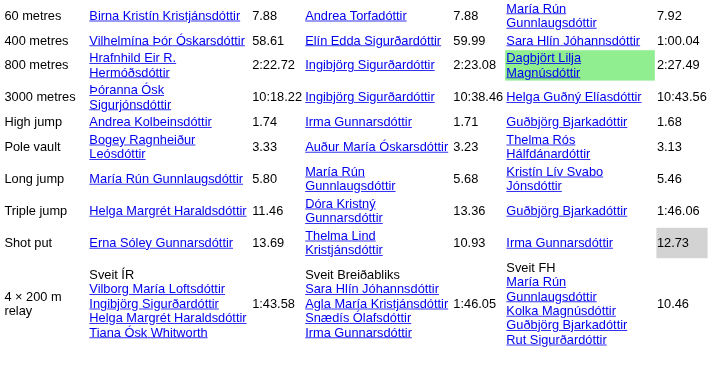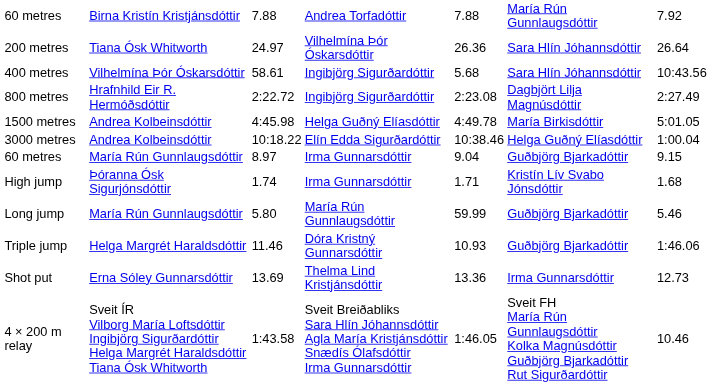+ row: (36, 47)
(373, 40) Elín Edda Sigurðardóttir -> (369, 72) Ingibjörg Sigurðardóttir
(469, 40) 59.99 -> (467, 72) 5.68
(678, 40) 1:00.04 -> (682, 72) 10:43.56
(544, 65) lightgreen background -> (545, 97) no background
+ row: (40, 122)
(130, 97) Þóranna Ósk Sigurjónsdóttir -> (150, 139) Andrea Kolbeinsdóttir
(370, 97) Ingibjörg Sigurðardóttir -> (373, 139) Elín Edda Sigurðardóttir
(682, 97) 10:43.56 -> (678, 139) 1:00.04
+ row: (33, 157)
(151, 122) Andrea Kolbeinsdóttir -> (130, 182) Þóranna Ósk Sigurjónsdóttir
(567, 122) Guðbjörg Bjarkadóttir -> (556, 182) Kristín Lív Svabo Jónsdóttir
- row: (33, 147)
(466, 179) 5.68 -> (470, 214) 59.99
(555, 179) Kristín Lív Svabo Jónsdóttir -> (568, 214) Guðbjörg Bjarkadóttir
(469, 211) 13.36 -> (470, 246) 10.93
(469, 243) 10.93 -> (470, 278) 13.36
(673, 243) lightgrey background -> (673, 278) no background
